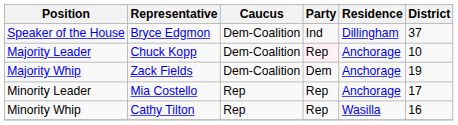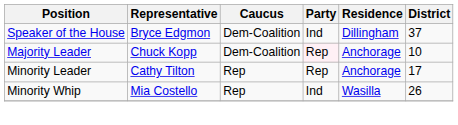- row: (44, 71)
(164, 91) Mia Costello -> (163, 71) Cathy Tilton
(163, 110) Cathy Tilton -> (164, 91) Mia Costello
(317, 110) Rep -> (314, 91) Ind
(415, 110) 16 -> (415, 91) 26
